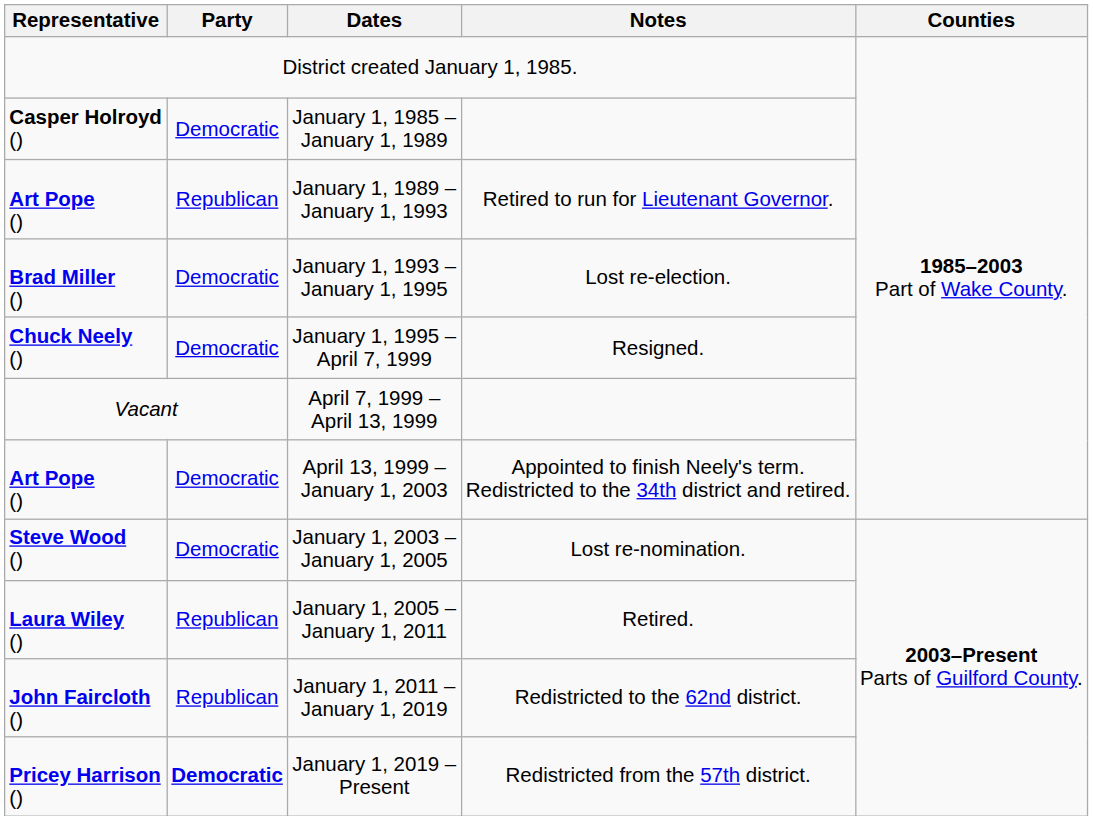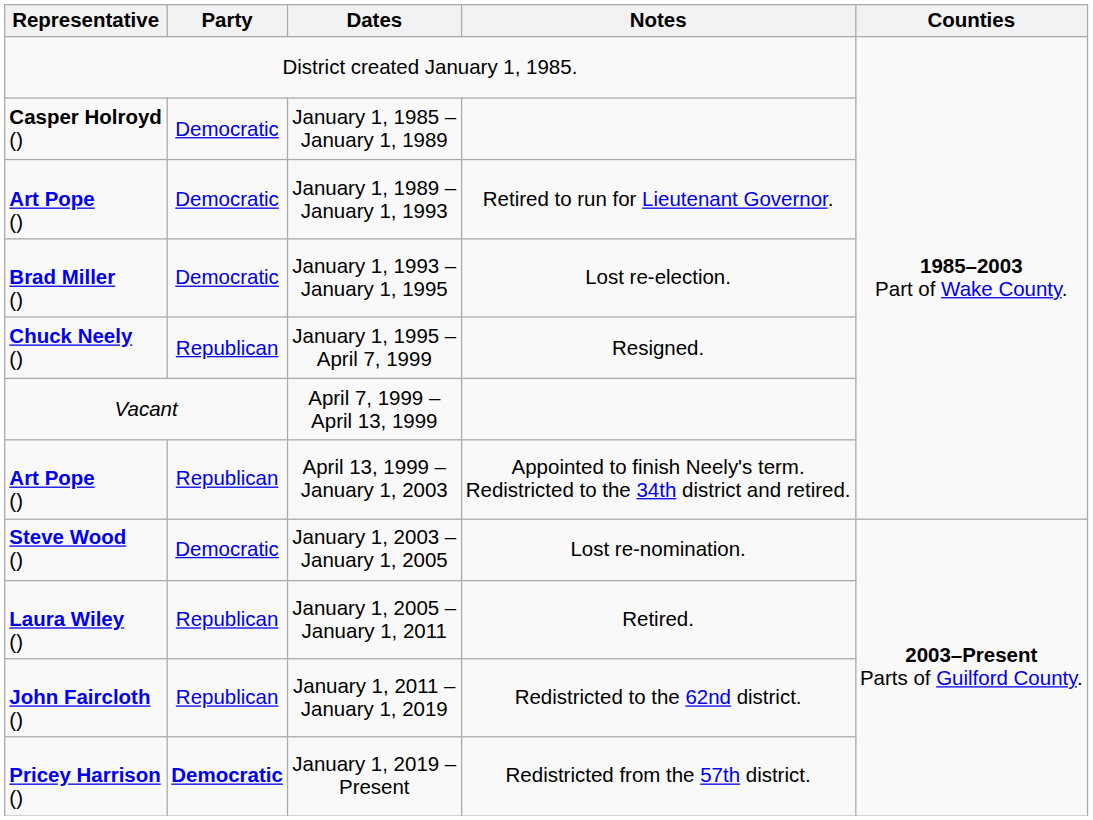(227, 199) Republican -> (227, 199) Democratic
(227, 347) Democratic -> (227, 347) Republican
(227, 479) Democratic -> (227, 479) Republican
